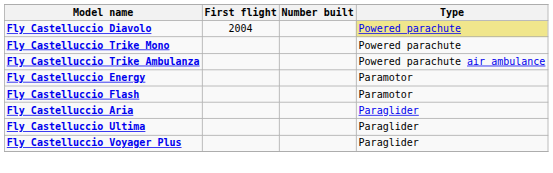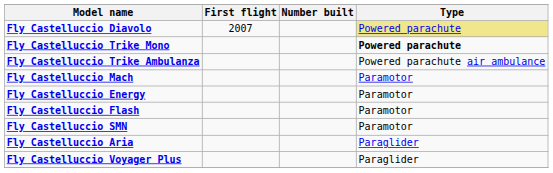(241, 29) 2004 -> (241, 29) 2007
(410, 45) normal -> (410, 45) bold
+ row: (70, 78)
+ row: (67, 127)
- row: (76, 127)
